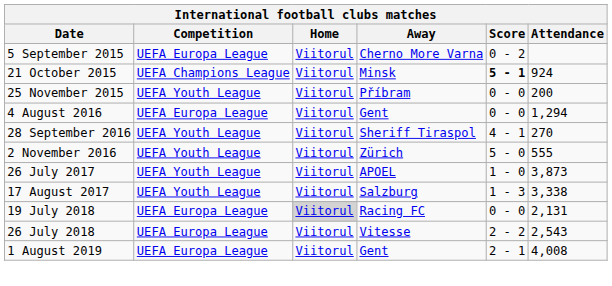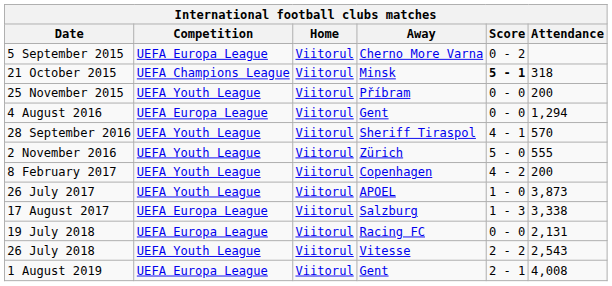(542, 73) 924 -> (542, 73) 318
(542, 133) 270 -> (542, 133) 570
+ row: (62, 172)
(199, 192) UEFA Youth League -> (202, 211) UEFA Europa League
(325, 211) lightgrey background -> (325, 231) no background
(202, 231) UEFA Europa League -> (199, 251) UEFA Youth League
